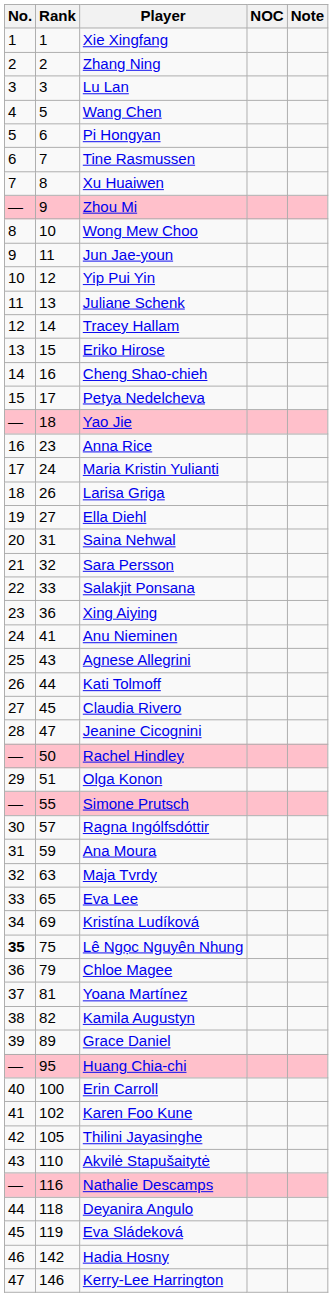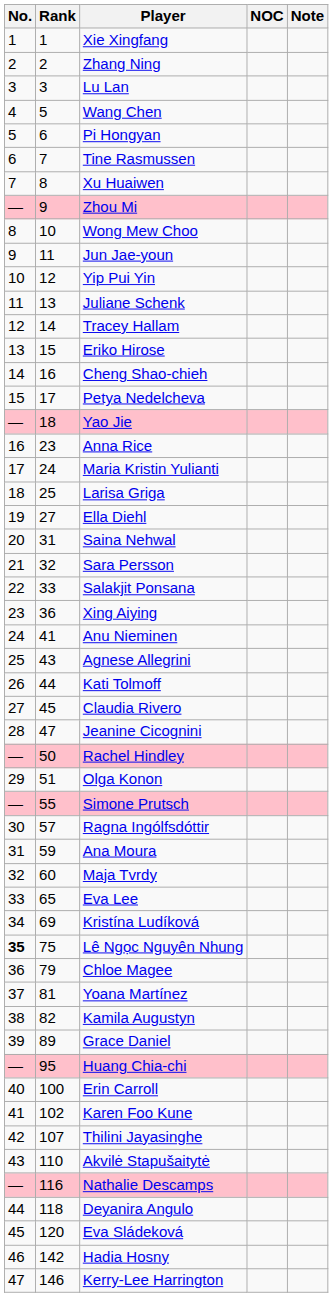(47, 493) 26 -> (47, 493) 25
(47, 875) 63 -> (47, 875) 60
(52, 1137) 105 -> (52, 1137) 107
(51, 1232) 119 -> (52, 1232) 120
